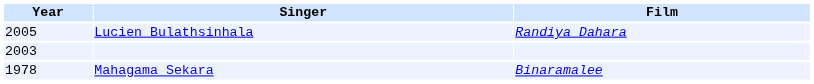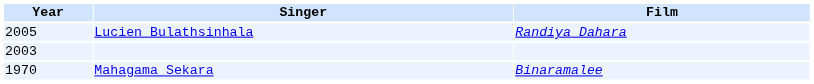(21, 71) 1978 -> (21, 71) 1970
